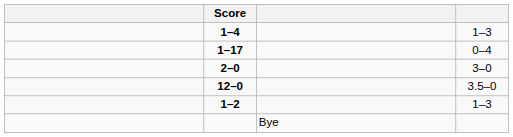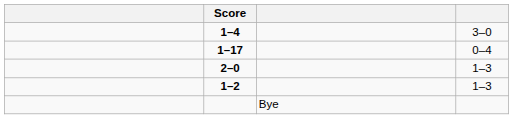(482, 31) 1–3 -> (482, 31) 3–0
(482, 68) 3–0 -> (482, 68) 1–3
- row: (230, 86)
